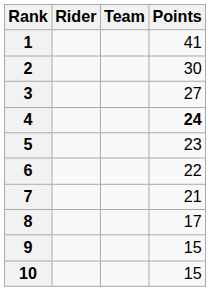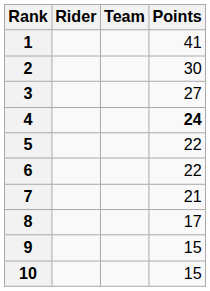(193, 145) 23 -> (193, 145) 22
